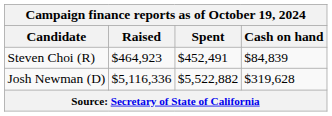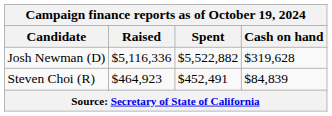rows swapped: (56, 79) <-> (51, 57)
